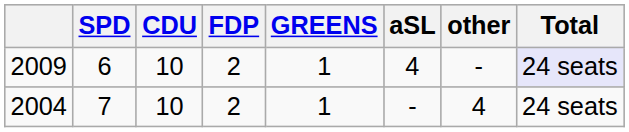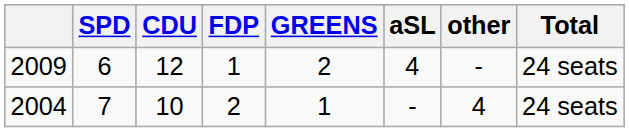(170, 66) 10 -> (170, 66) 12
(234, 66) 2 -> (234, 66) 1
(324, 66) 1 -> (324, 66) 2
(570, 66) lavender background -> (570, 66) no background
